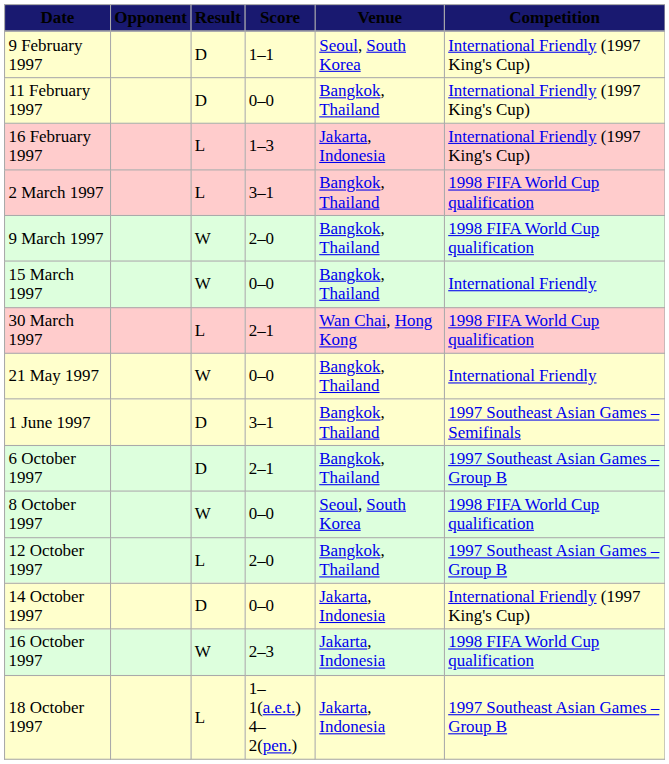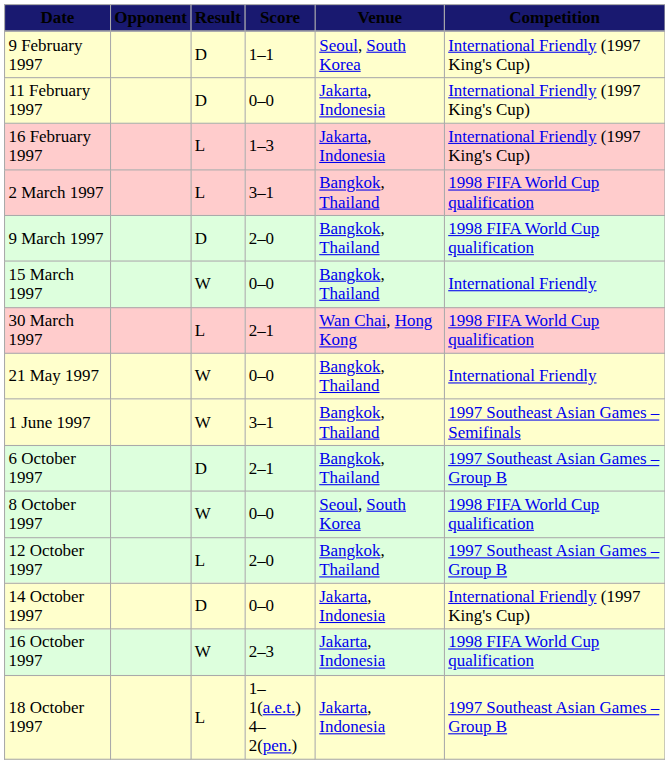(352, 100) Bangkok, Thailand -> (352, 100) Jakarta, Indonesia
(203, 238) W -> (201, 238) D
(201, 422) D -> (203, 422) W
